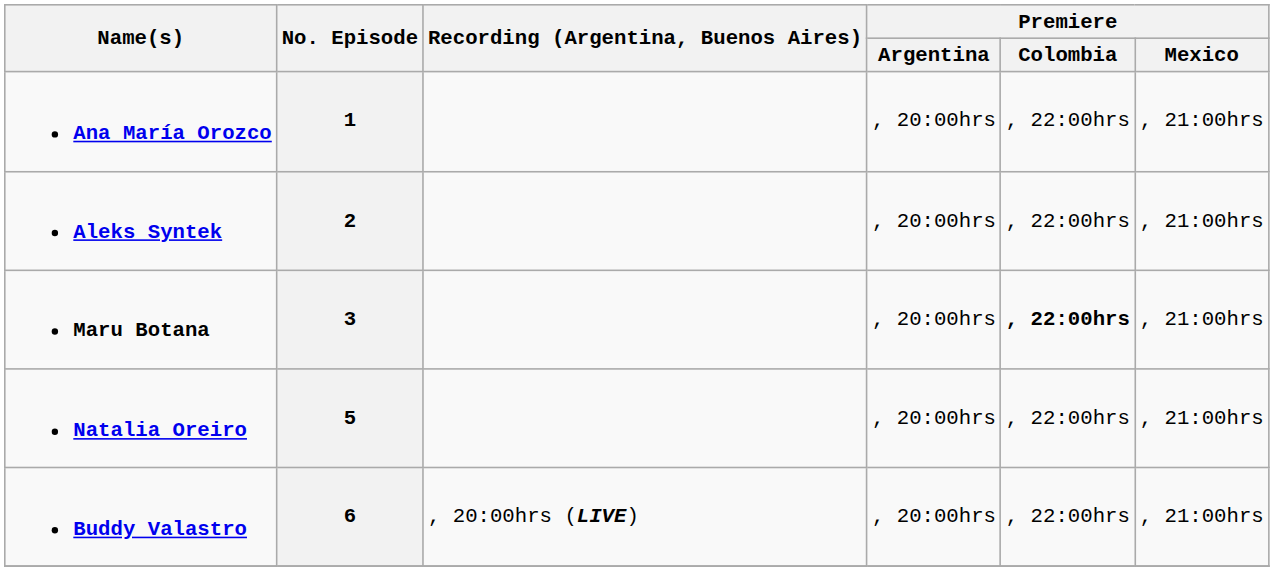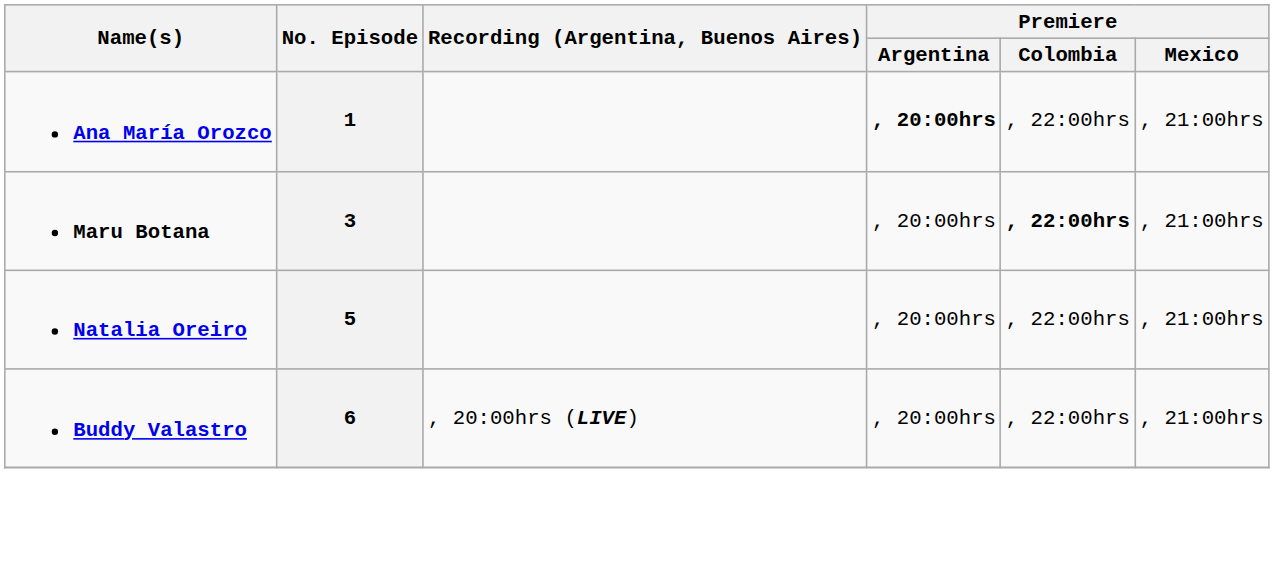(934, 122) normal -> (934, 122) bold
- row: (350, 220)
